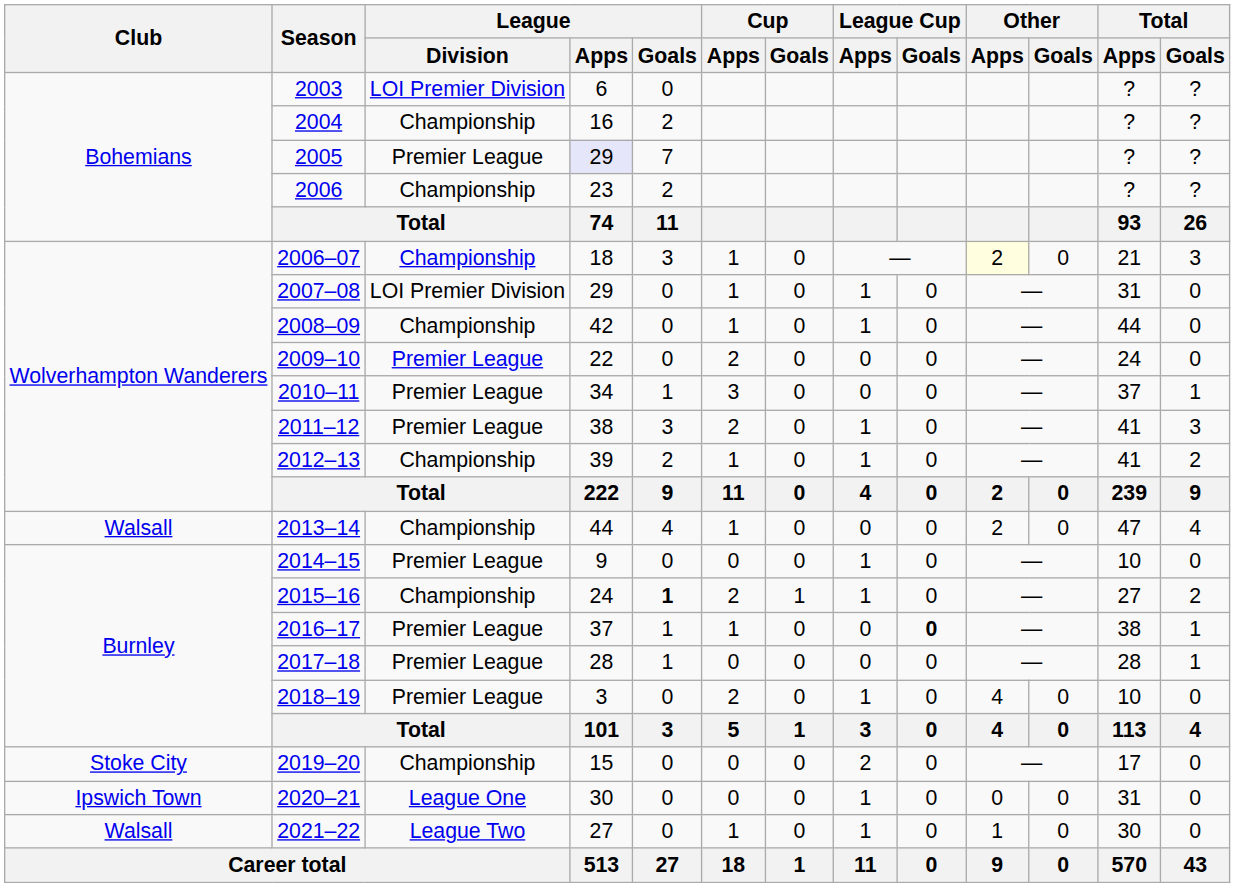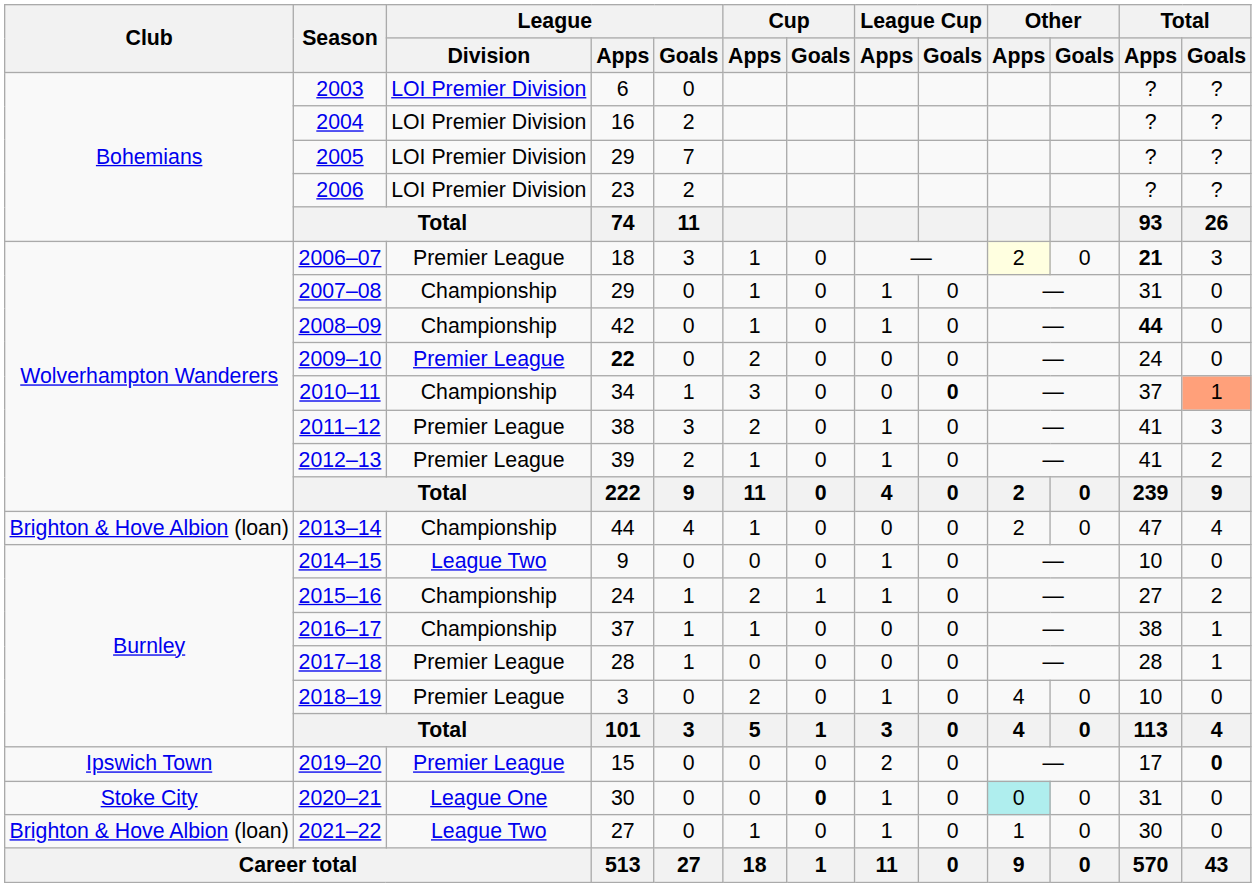(467, 122) Championship -> (489, 122) LOI Premier Division
(467, 156) Premier League -> (489, 156) LOI Premier Division
(601, 156) lavender background -> (623, 156) no background
(467, 190) Championship -> (489, 190) LOI Premier Division
(467, 257) Championship -> (489, 257) Premier League
(1129, 257) normal -> (1151, 257) bold
(467, 291) LOI Premier Division -> (489, 291) Championship
(1129, 325) normal -> (1151, 325) bold
(601, 358) normal -> (623, 358) bold
(467, 392) Premier League -> (489, 392) Championship
(931, 392) normal -> (953, 392) bold
(1195, 392) no background -> (1217, 392) lightsalmon background
(467, 460) Championship -> (489, 460) Premier League
(138, 527) Walsall -> (149, 527) Brighton & Hove Albion (loan)
(467, 561) Premier League -> (489, 561) League Two
(667, 595) bold -> (689, 595) normal
(467, 628) Premier League -> (489, 628) Championship
(931, 628) bold -> (953, 628) normal
(138, 763) Stoke City -> (149, 763) Ipswich Town
(467, 763) Championship -> (489, 763) Premier League
(1195, 763) normal -> (1217, 763) bold
(138, 797) Ipswich Town -> (149, 797) Stoke City
(799, 797) normal -> (821, 797) bold
(997, 797) no background -> (1019, 797) paleturquoise background
(138, 831) Walsall -> (149, 831) Brighton & Hove Albion (loan)
